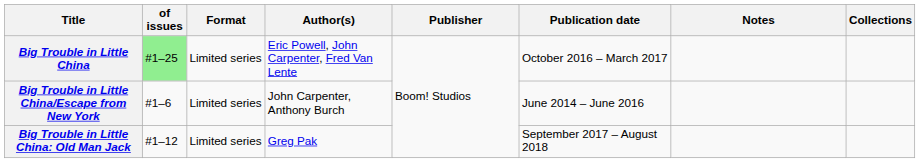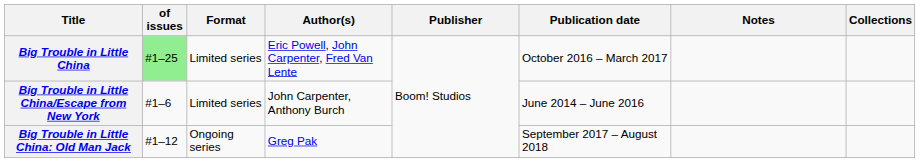(225, 141) Limited series -> (212, 141) Ongoing series
